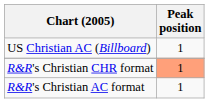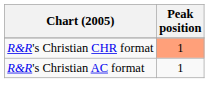- row: (79, 48)
